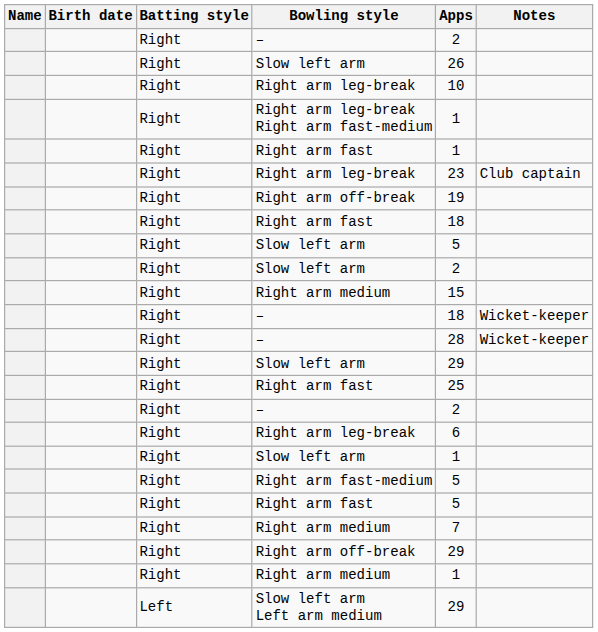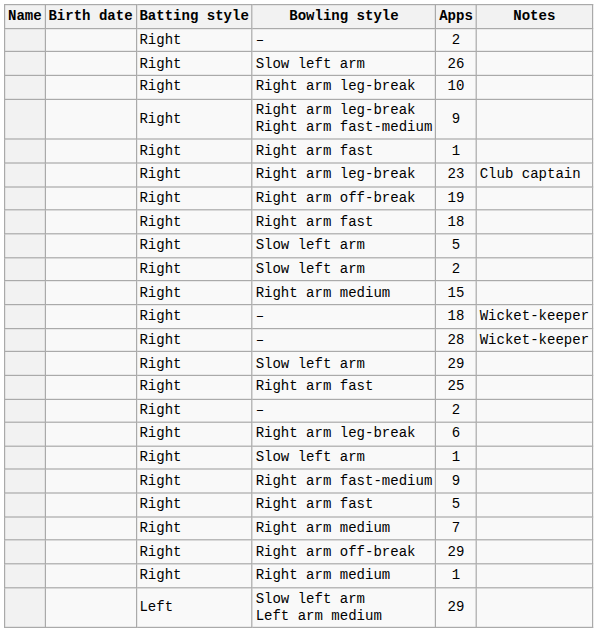(456, 119) 1 -> (456, 119) 9
(456, 481) 5 -> (456, 481) 9
